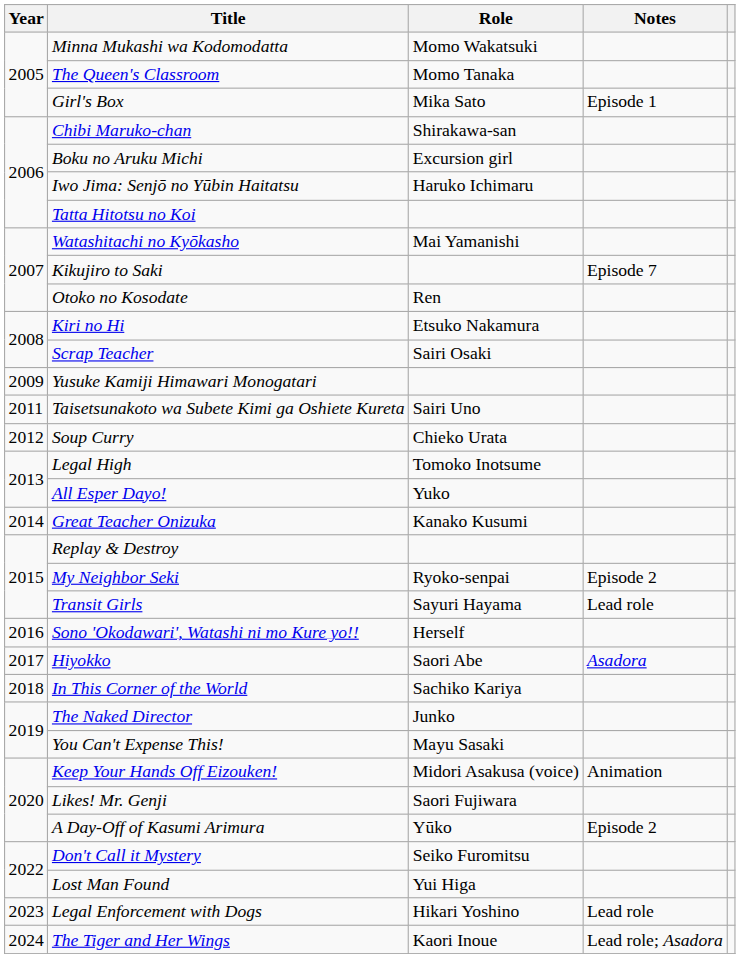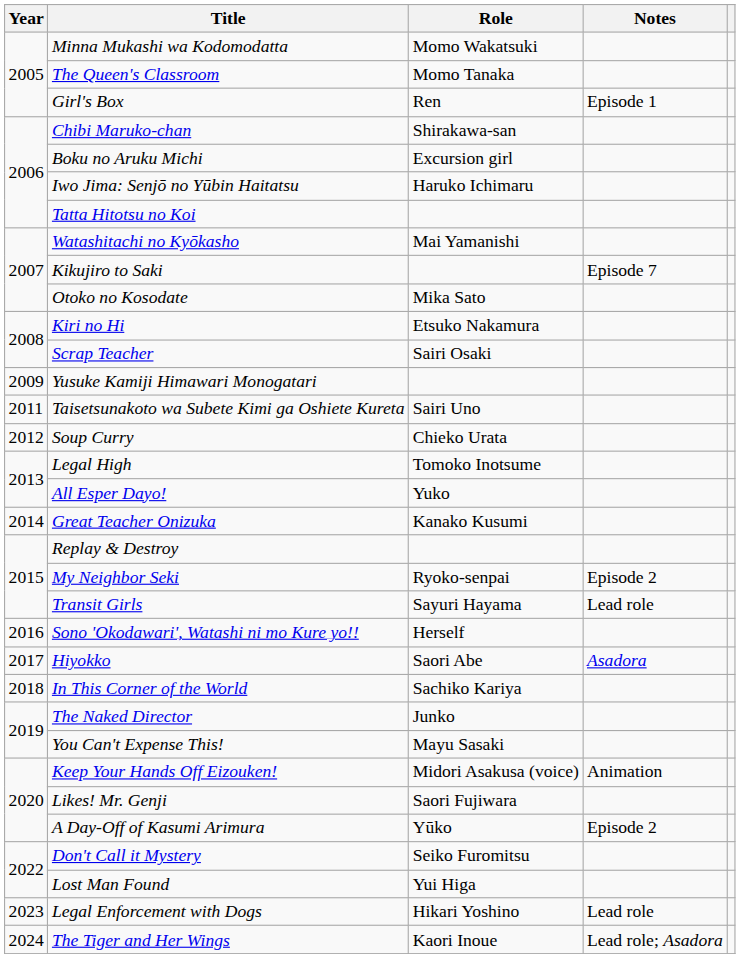(449, 102) Mika Sato -> (427, 102) Ren
(427, 297) Ren -> (449, 297) Mika Sato
